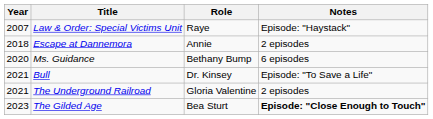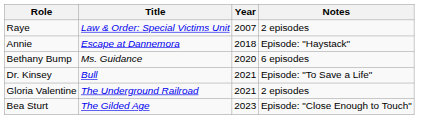columns swapped: (18, 12) <-> (221, 12)
(306, 28) Episode: "Haystack" -> (285, 28) 2 episodes
(285, 43) 2 episodes -> (306, 43) Episode: "Haystack"
(343, 106) bold -> (336, 106) normal
